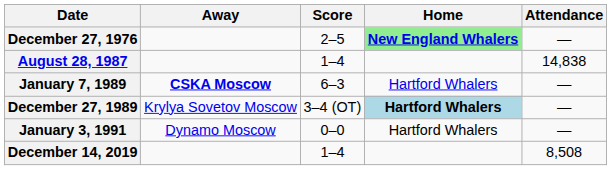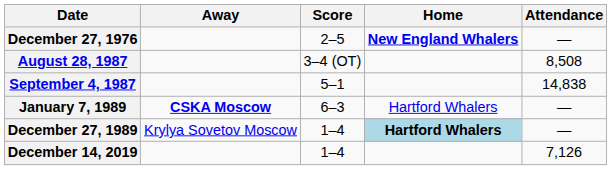(443, 38) lightgreen background -> (443, 38) no background
(332, 61) 1–4 -> (332, 61) 3–4 (OT)
(564, 61) 14,838 -> (564, 61) 8,508
+ row: (73, 84)
(332, 107) 3–4 (OT) -> (332, 130) 1–4
- row: (73, 130)
(564, 152) 8,508 -> (564, 152) 7,126
